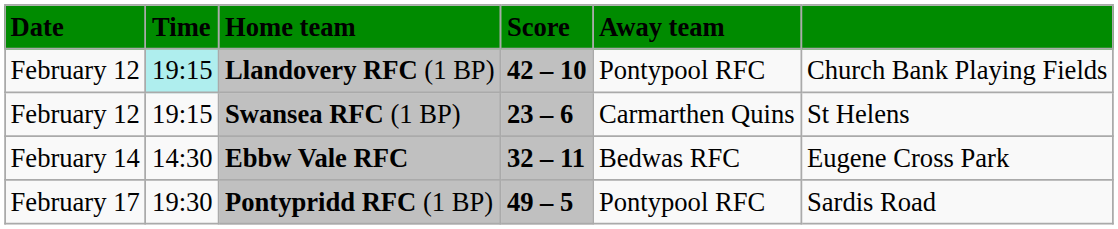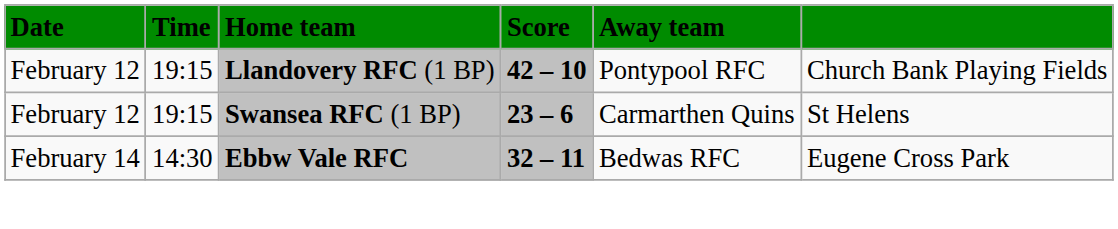(182, 70) paleturquoise background -> (182, 70) no background
- row: (359, 201)
